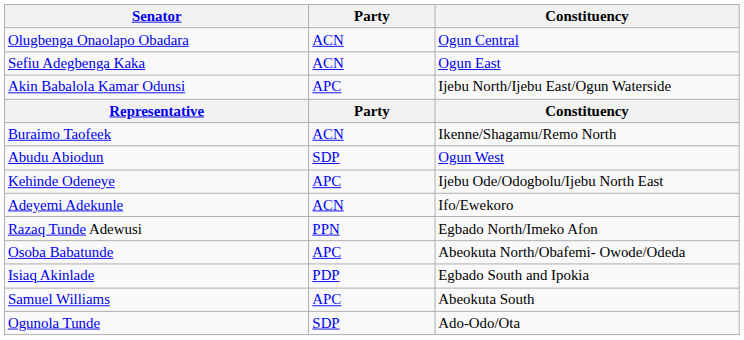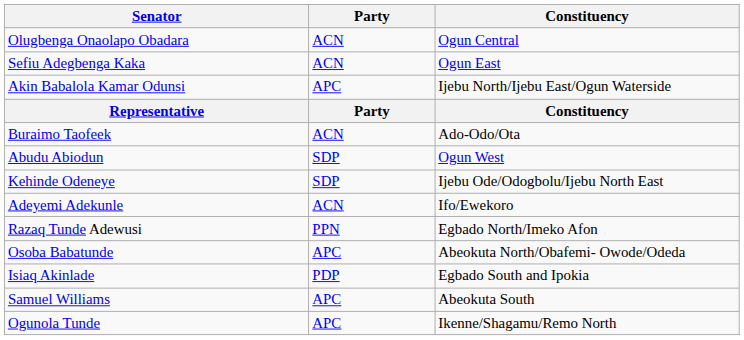(527, 134) Ikenne/Shagamu/Remo North -> (479, 134) Ado-Odo/Ota
(327, 181) APC -> (326, 181) SDP
(326, 323) SDP -> (327, 323) APC
(479, 323) Ado-Odo/Ota -> (527, 323) Ikenne/Shagamu/Remo North
